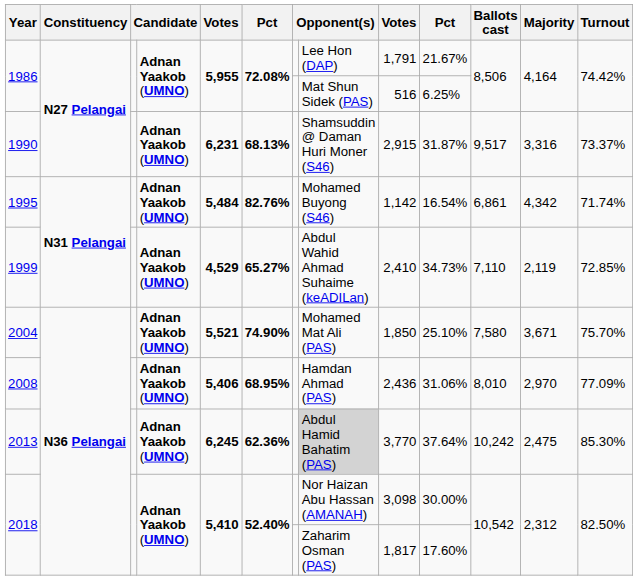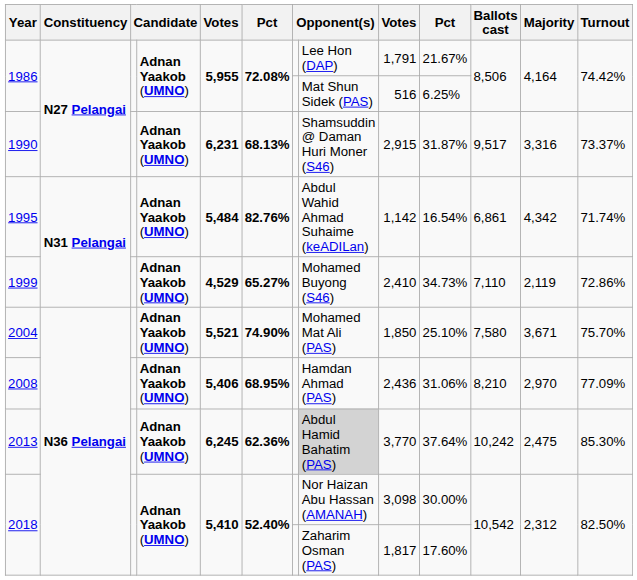(331, 202) Mohamed Buyong (S46) -> (335, 217) Abdul Wahid Ahmad Suhaime (keADILan)
(335, 267) Abdul Wahid Ahmad Suhaime (keADILan) -> (331, 282) Mohamed Buyong (S46)
(603, 267) 72.85% -> (603, 282) 72.86%
(490, 383) 8,010 -> (490, 383) 8,210
